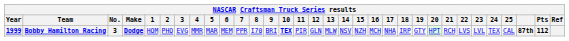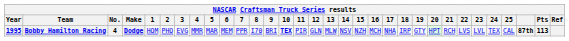(14, 30) 1999 -> (14, 30) 1995
(115, 30) 3 -> (115, 30) 4
(542, 30) 112 -> (542, 30) 113
